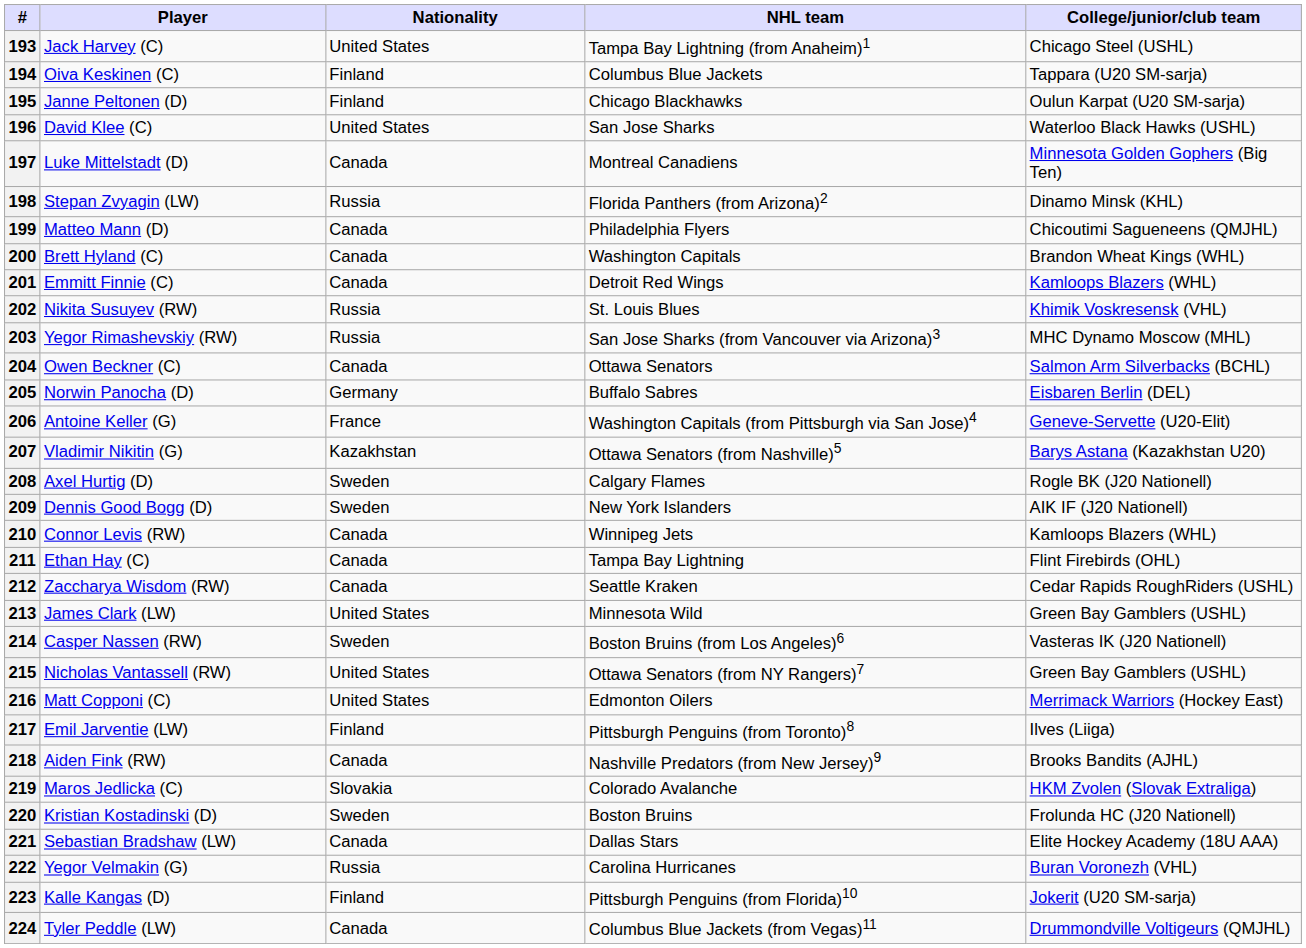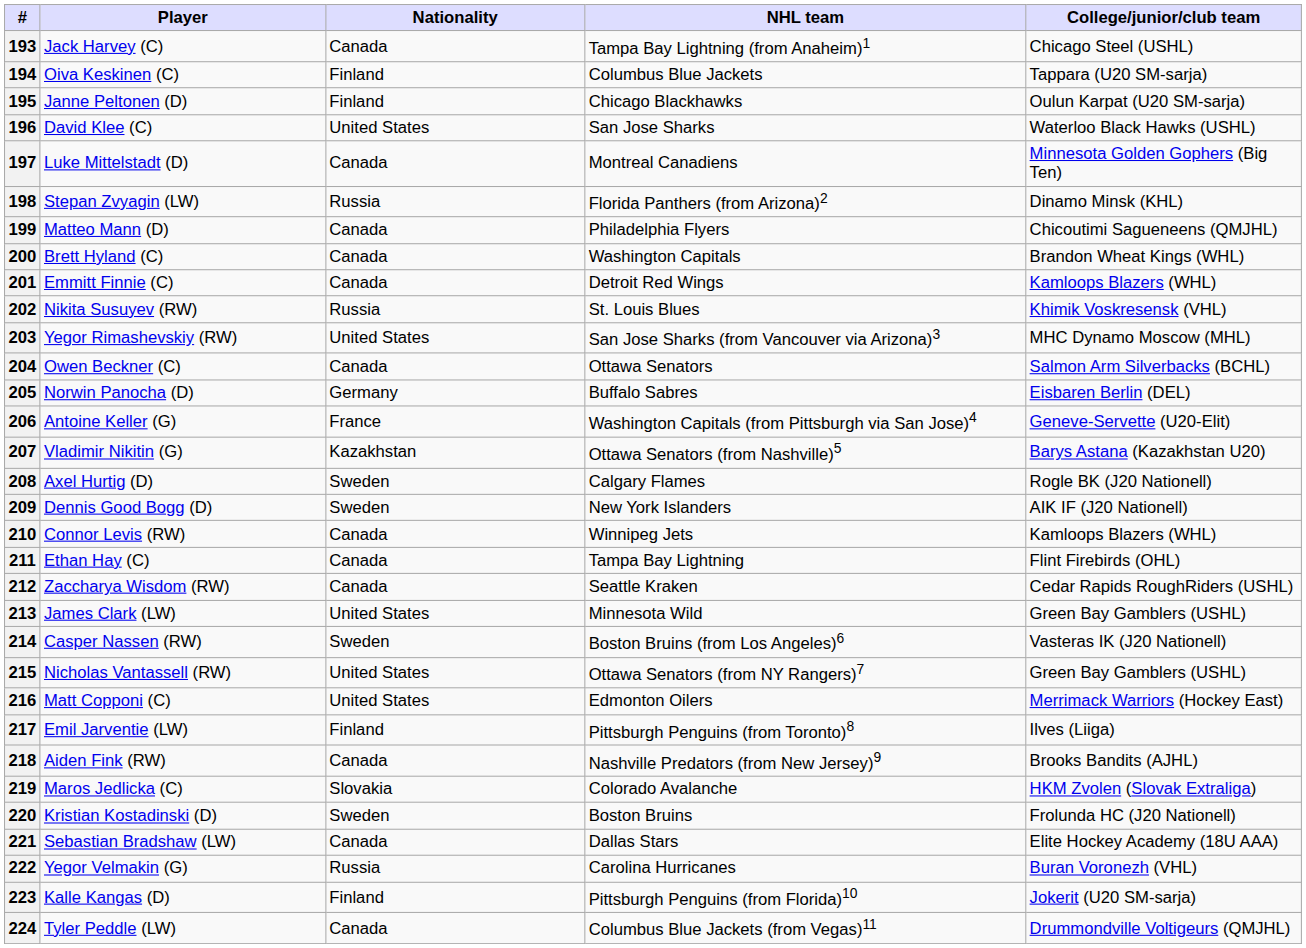(379, 46) United States -> (358, 46) Canada
(355, 337) Russia -> (379, 337) United States
